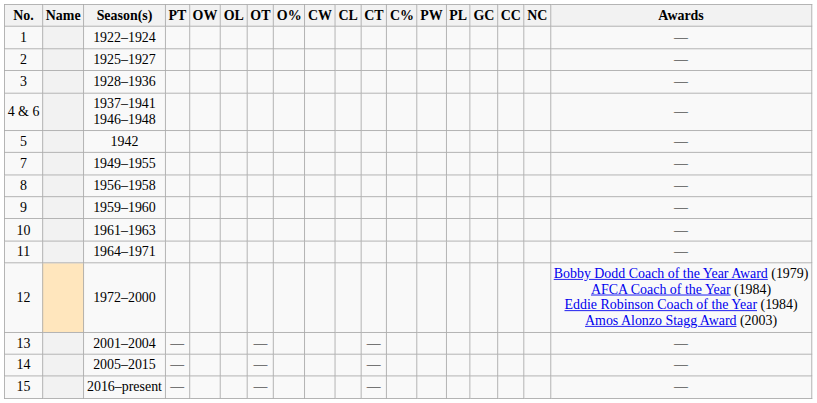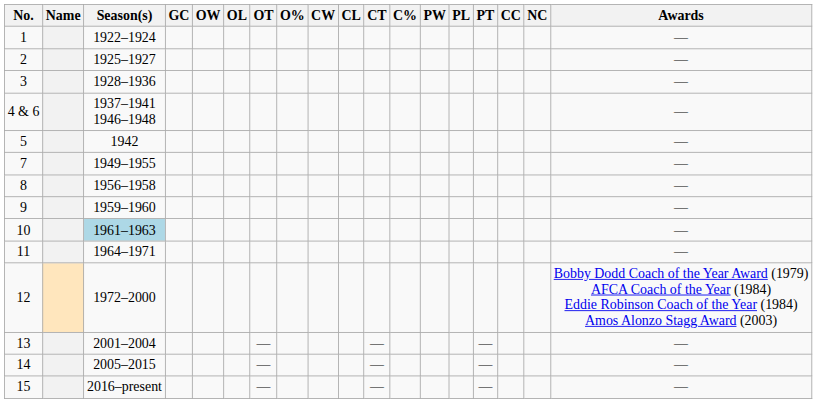columns swapped: (484, 15) <-> (177, 15)
(124, 229) no background -> (124, 229) lightblue background
